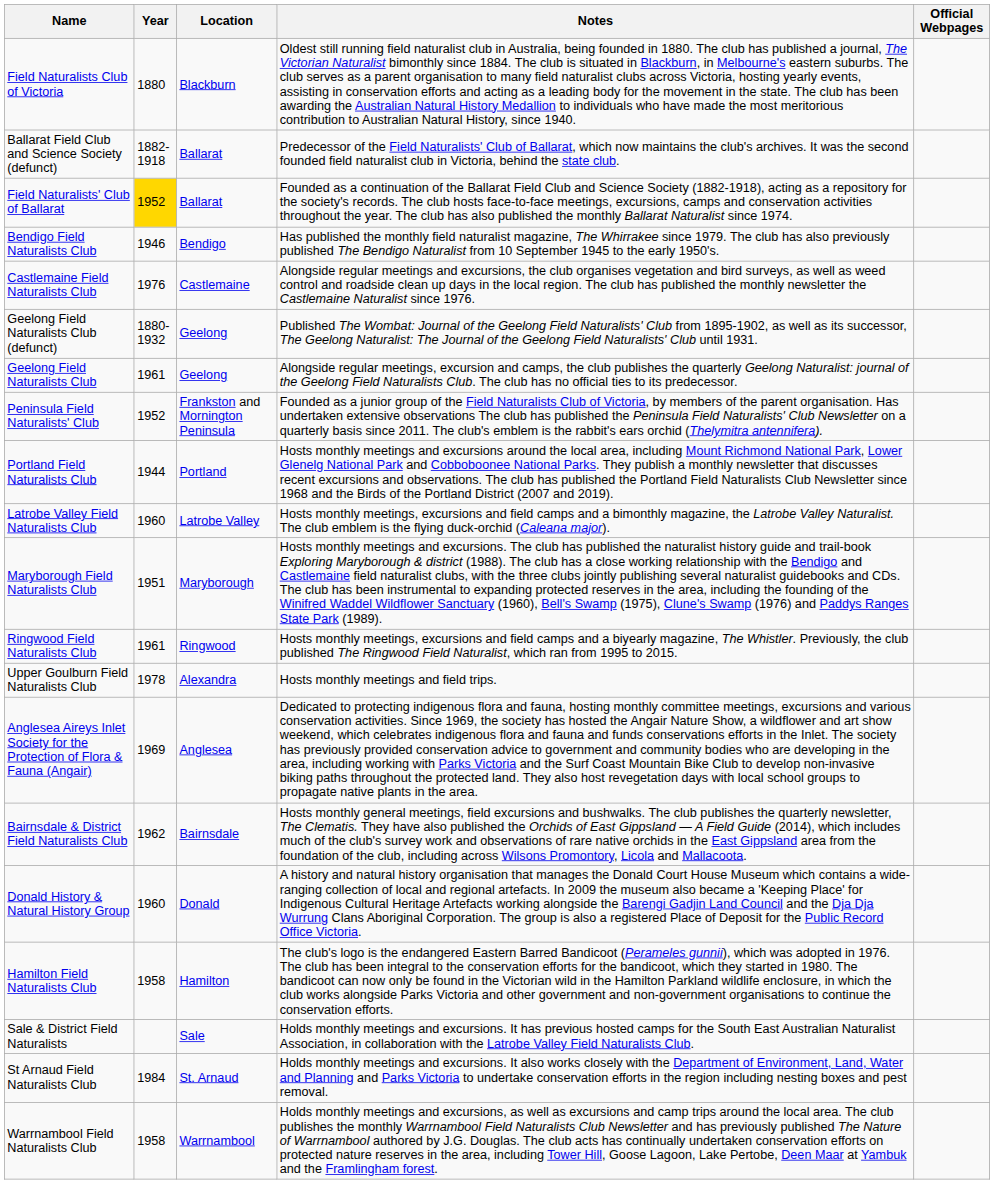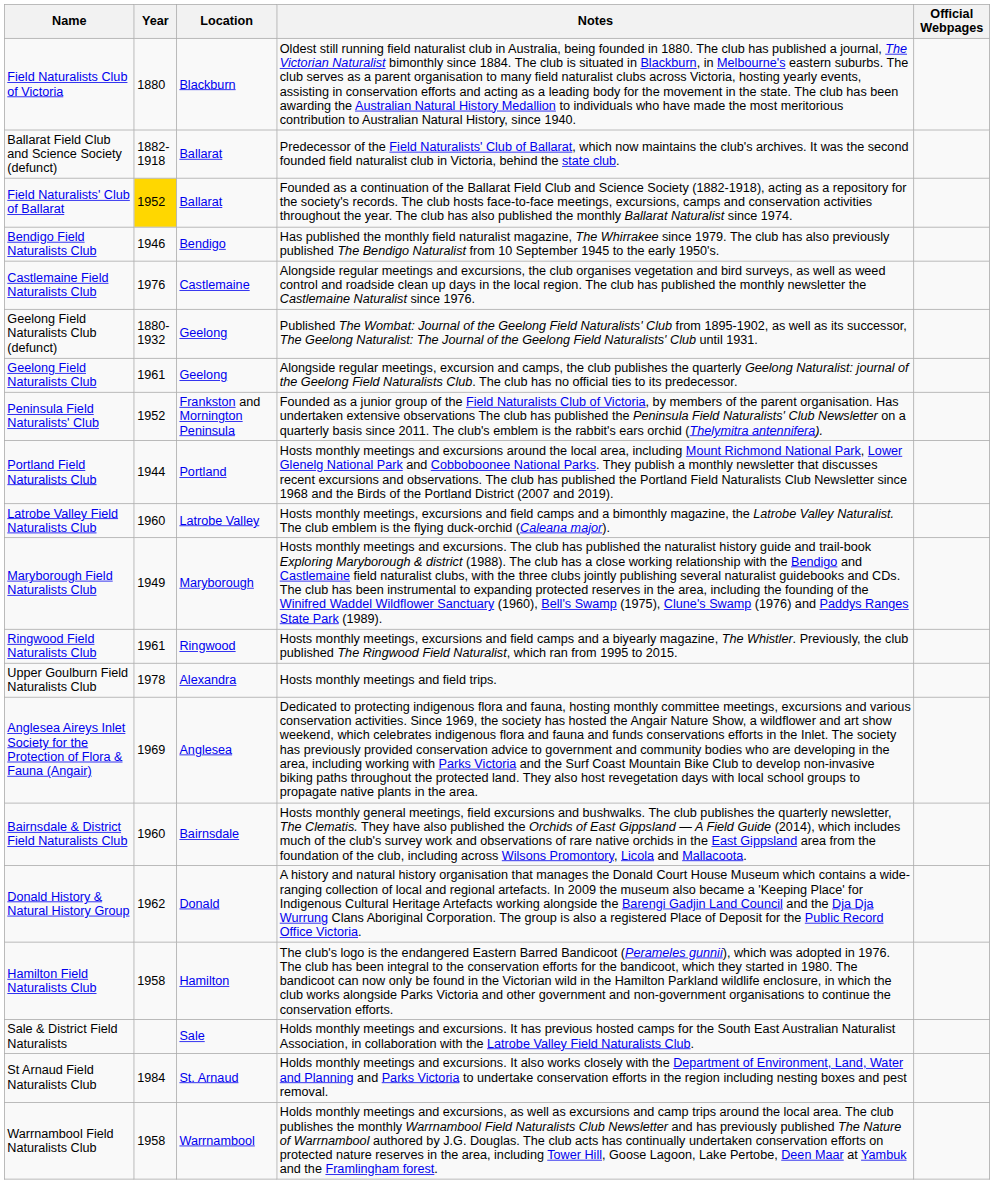(151, 583) 1951 -> (151, 583) 1949
(151, 834) 1962 -> (151, 834) 1960
(151, 904) 1960 -> (151, 904) 1962
